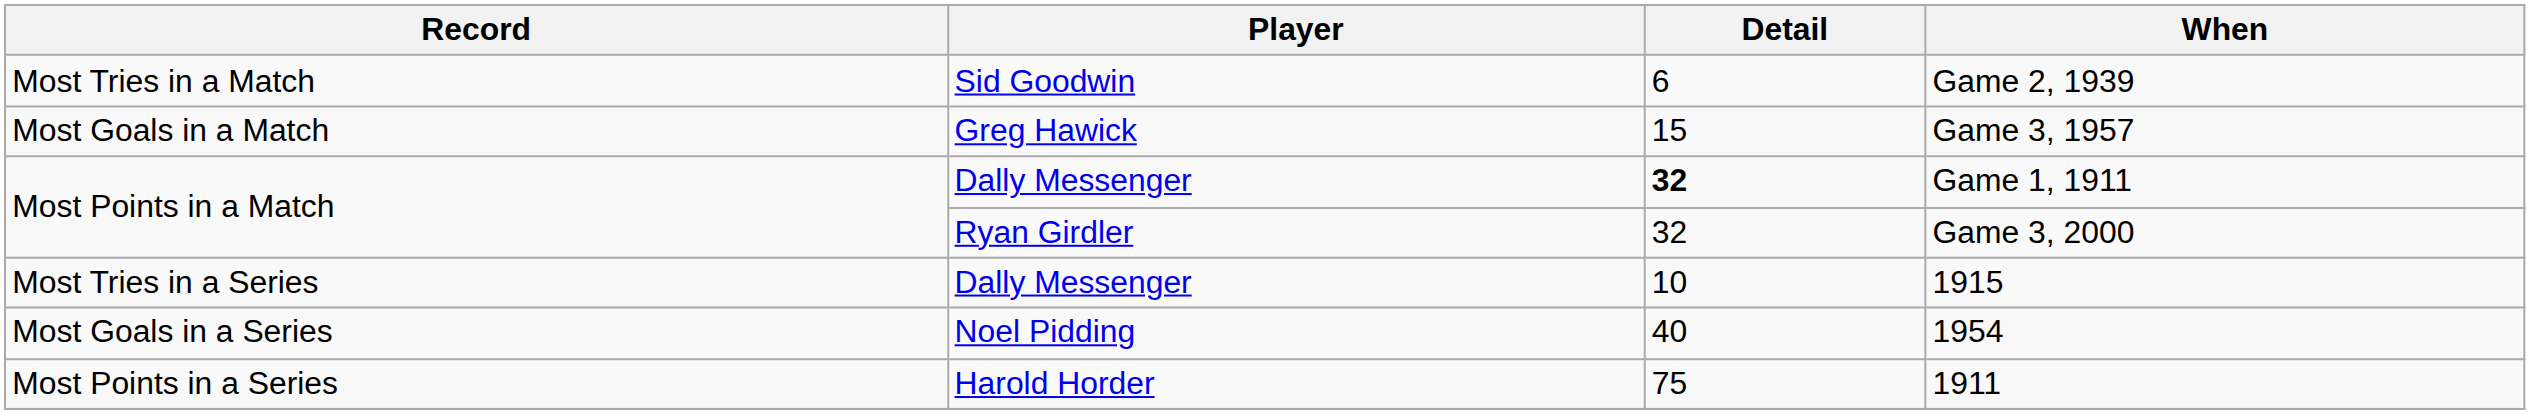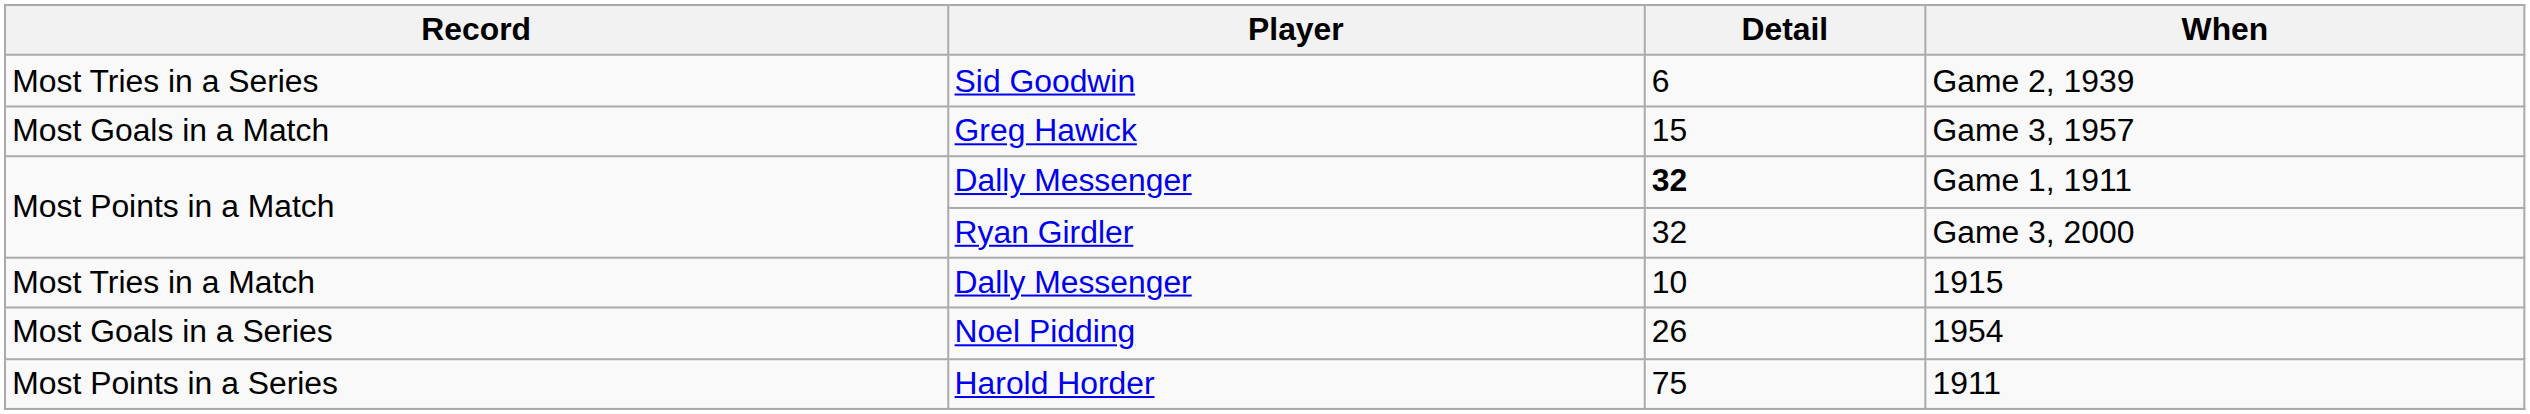(164, 80) Most Tries in a Match -> (165, 80) Most Tries in a Series
(165, 282) Most Tries in a Series -> (164, 282) Most Tries in a Match
(1670, 332) 40 -> (1670, 332) 26
